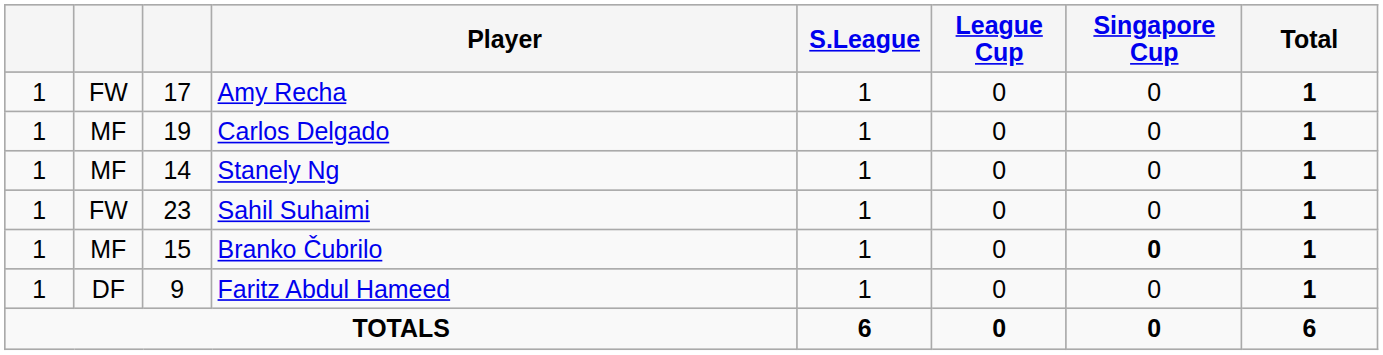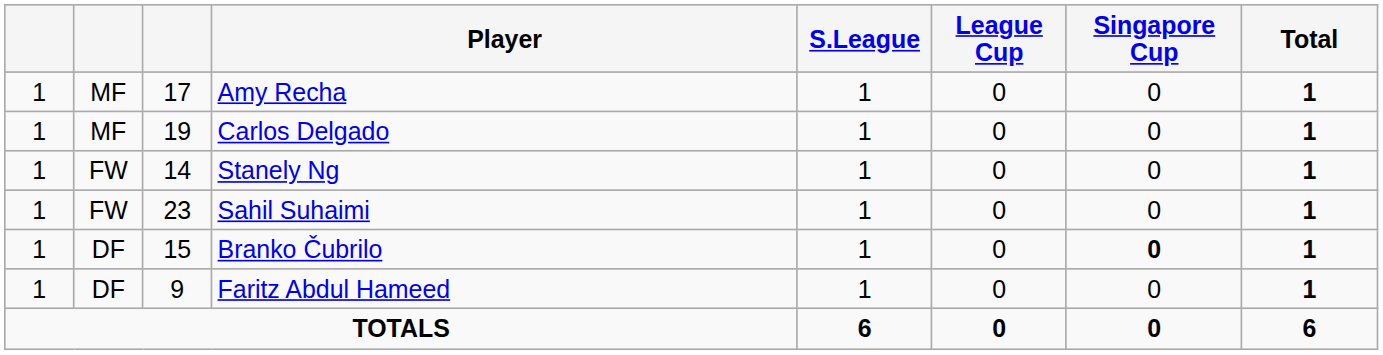(108, 92) FW -> (108, 92) MF
(108, 171) MF -> (108, 171) FW
(108, 250) MF -> (108, 250) DF
